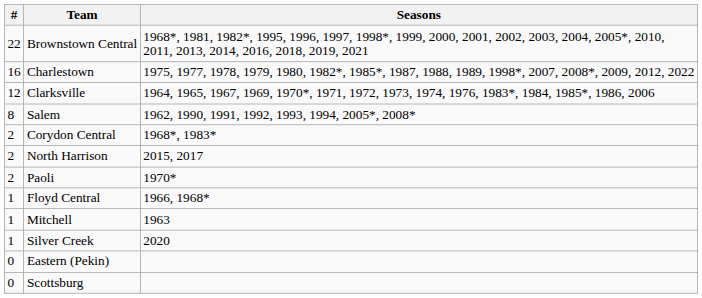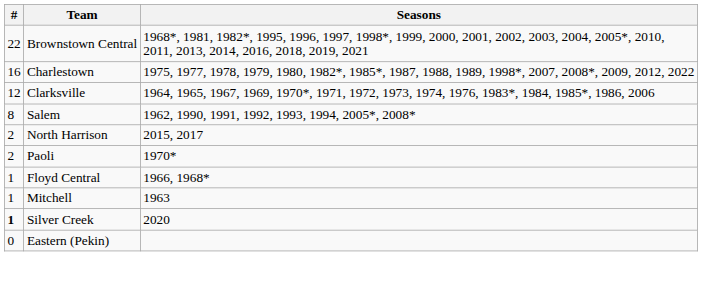- row: (71, 135)
(11, 240) normal -> (11, 219) bold
- row: (55, 282)
